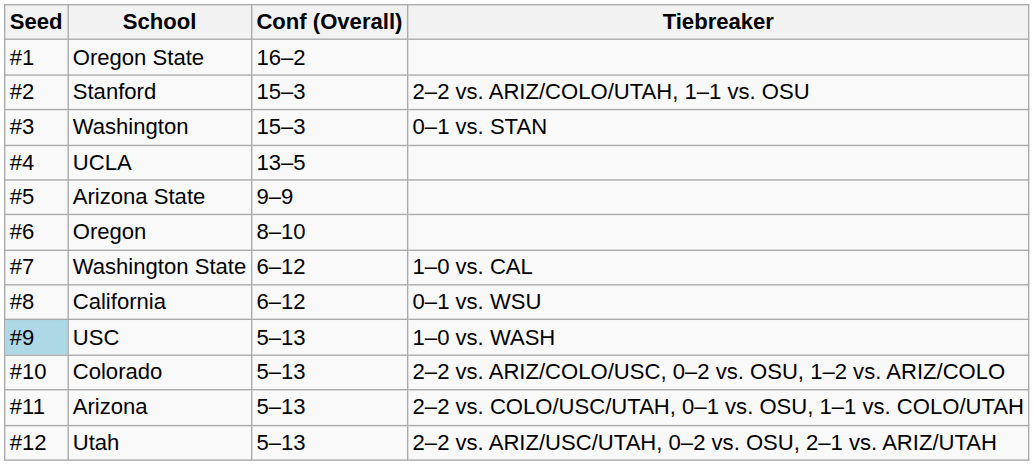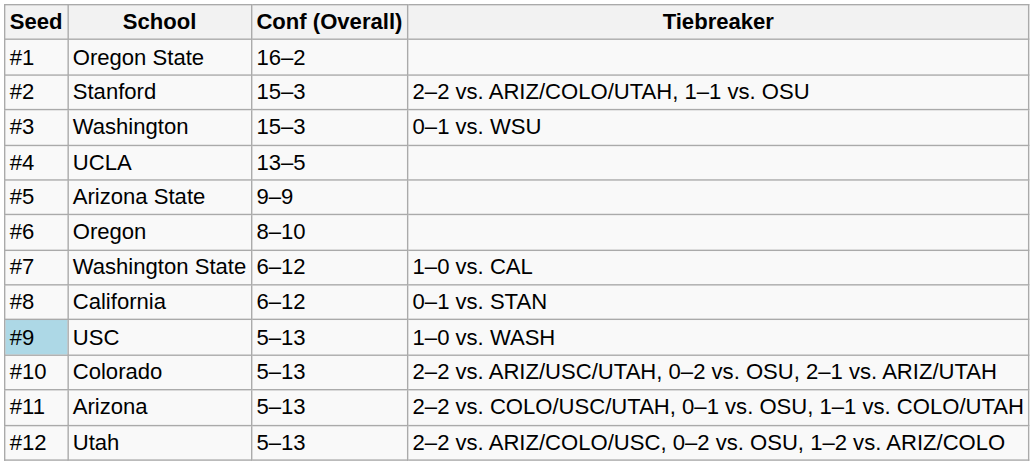(480, 127) 0–1 vs. STAN -> (477, 127) 0–1 vs. WSU
(477, 302) 0–1 vs. WSU -> (480, 302) 0–1 vs. STAN
(709, 372) 2–2 vs. ARIZ/COLO/USC, 0–2 vs. OSU, 1–2 vs. ARIZ/COLO -> (705, 372) 2–2 vs. ARIZ/USC/UTAH, 0–2 vs. OSU, 2–1 vs. ARIZ/UTAH
(705, 442) 2–2 vs. ARIZ/USC/UTAH, 0–2 vs. OSU, 2–1 vs. ARIZ/UTAH -> (709, 442) 2–2 vs. ARIZ/COLO/USC, 0–2 vs. OSU, 1–2 vs. ARIZ/COLO
